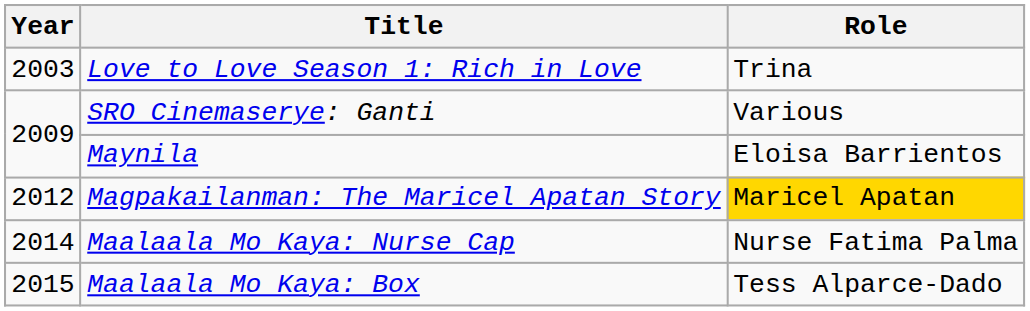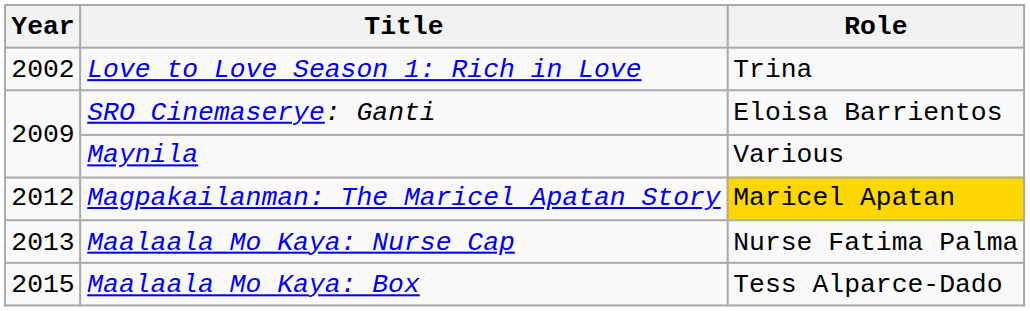(43, 70) 2003 -> (43, 70) 2002
(789, 113) Various -> (868, 113) Eloisa Barrientos
(868, 156) Eloisa Barrientos -> (789, 156) Various
(43, 242) 2014 -> (43, 242) 2013
